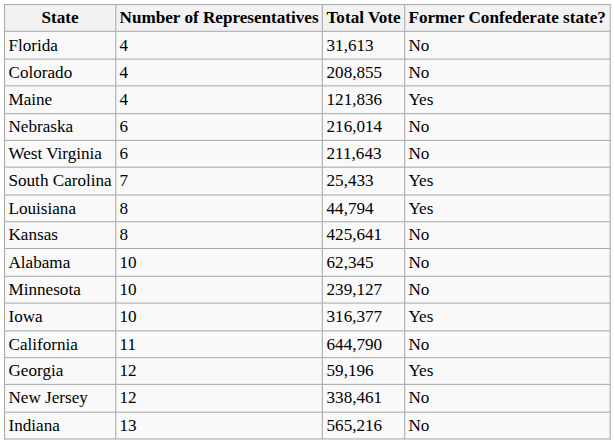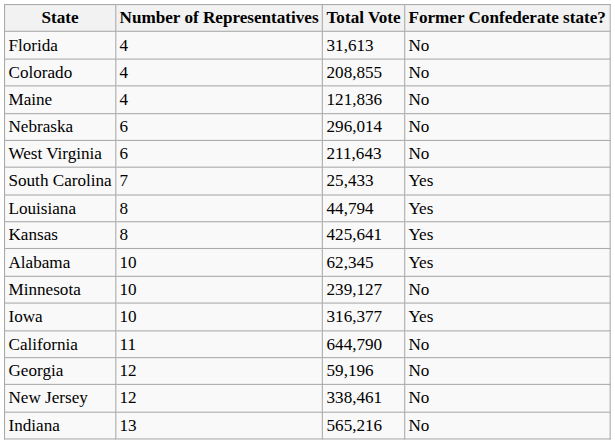(421, 99) Yes -> (419, 99) No
(354, 126) 216,014 -> (354, 126) 296,014
(419, 235) No -> (421, 235) Yes
(419, 262) No -> (421, 262) Yes
(421, 371) Yes -> (419, 371) No
